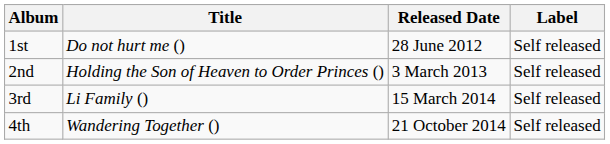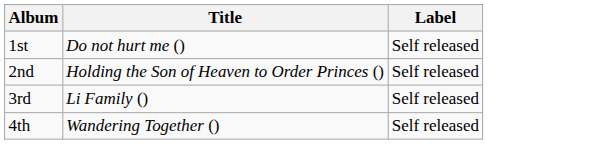- column: (449, 17)
